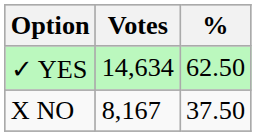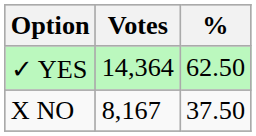(138, 67) 14,634 -> (138, 67) 14,364
